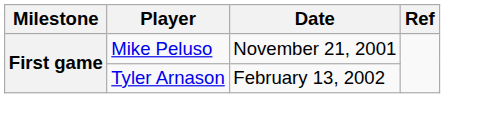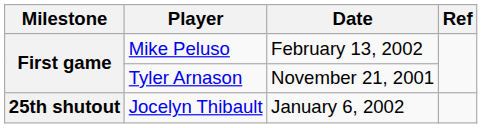(315, 48) November 21, 2001 -> (347, 48) February 13, 2002
(309, 78) February 13, 2002 -> (353, 78) November 21, 2001
+ row: (196, 107)
